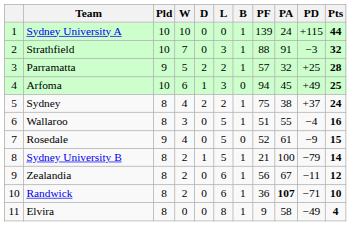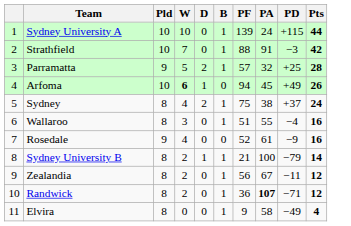- column: (224, 13)
(336, 49) 32 -> (316, 49) 42
(185, 85) normal -> (185, 85) bold
(336, 85) 25 -> (316, 85) 26
(336, 139) 15 -> (316, 139) 16
(336, 193) 10 -> (316, 193) 12
